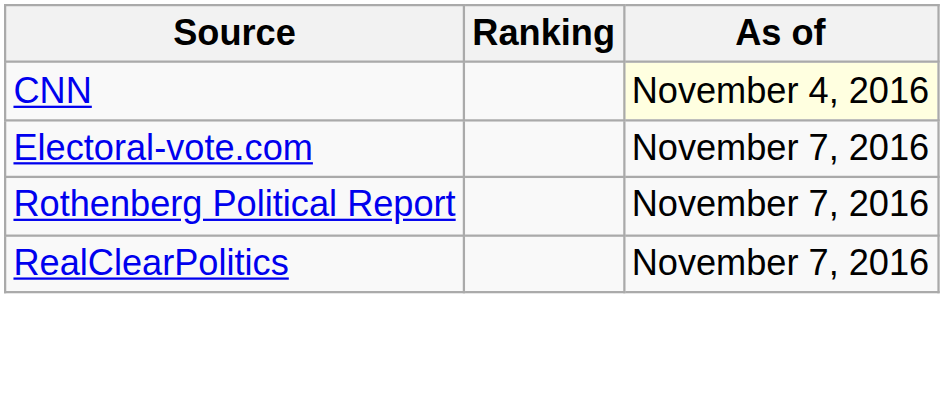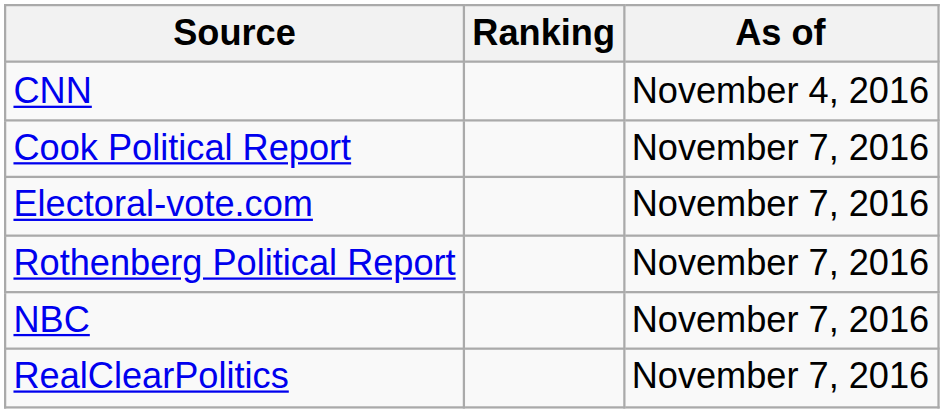(780, 90) lightyellow background -> (780, 90) no background
+ row: (182, 147)
+ row: (52, 319)
